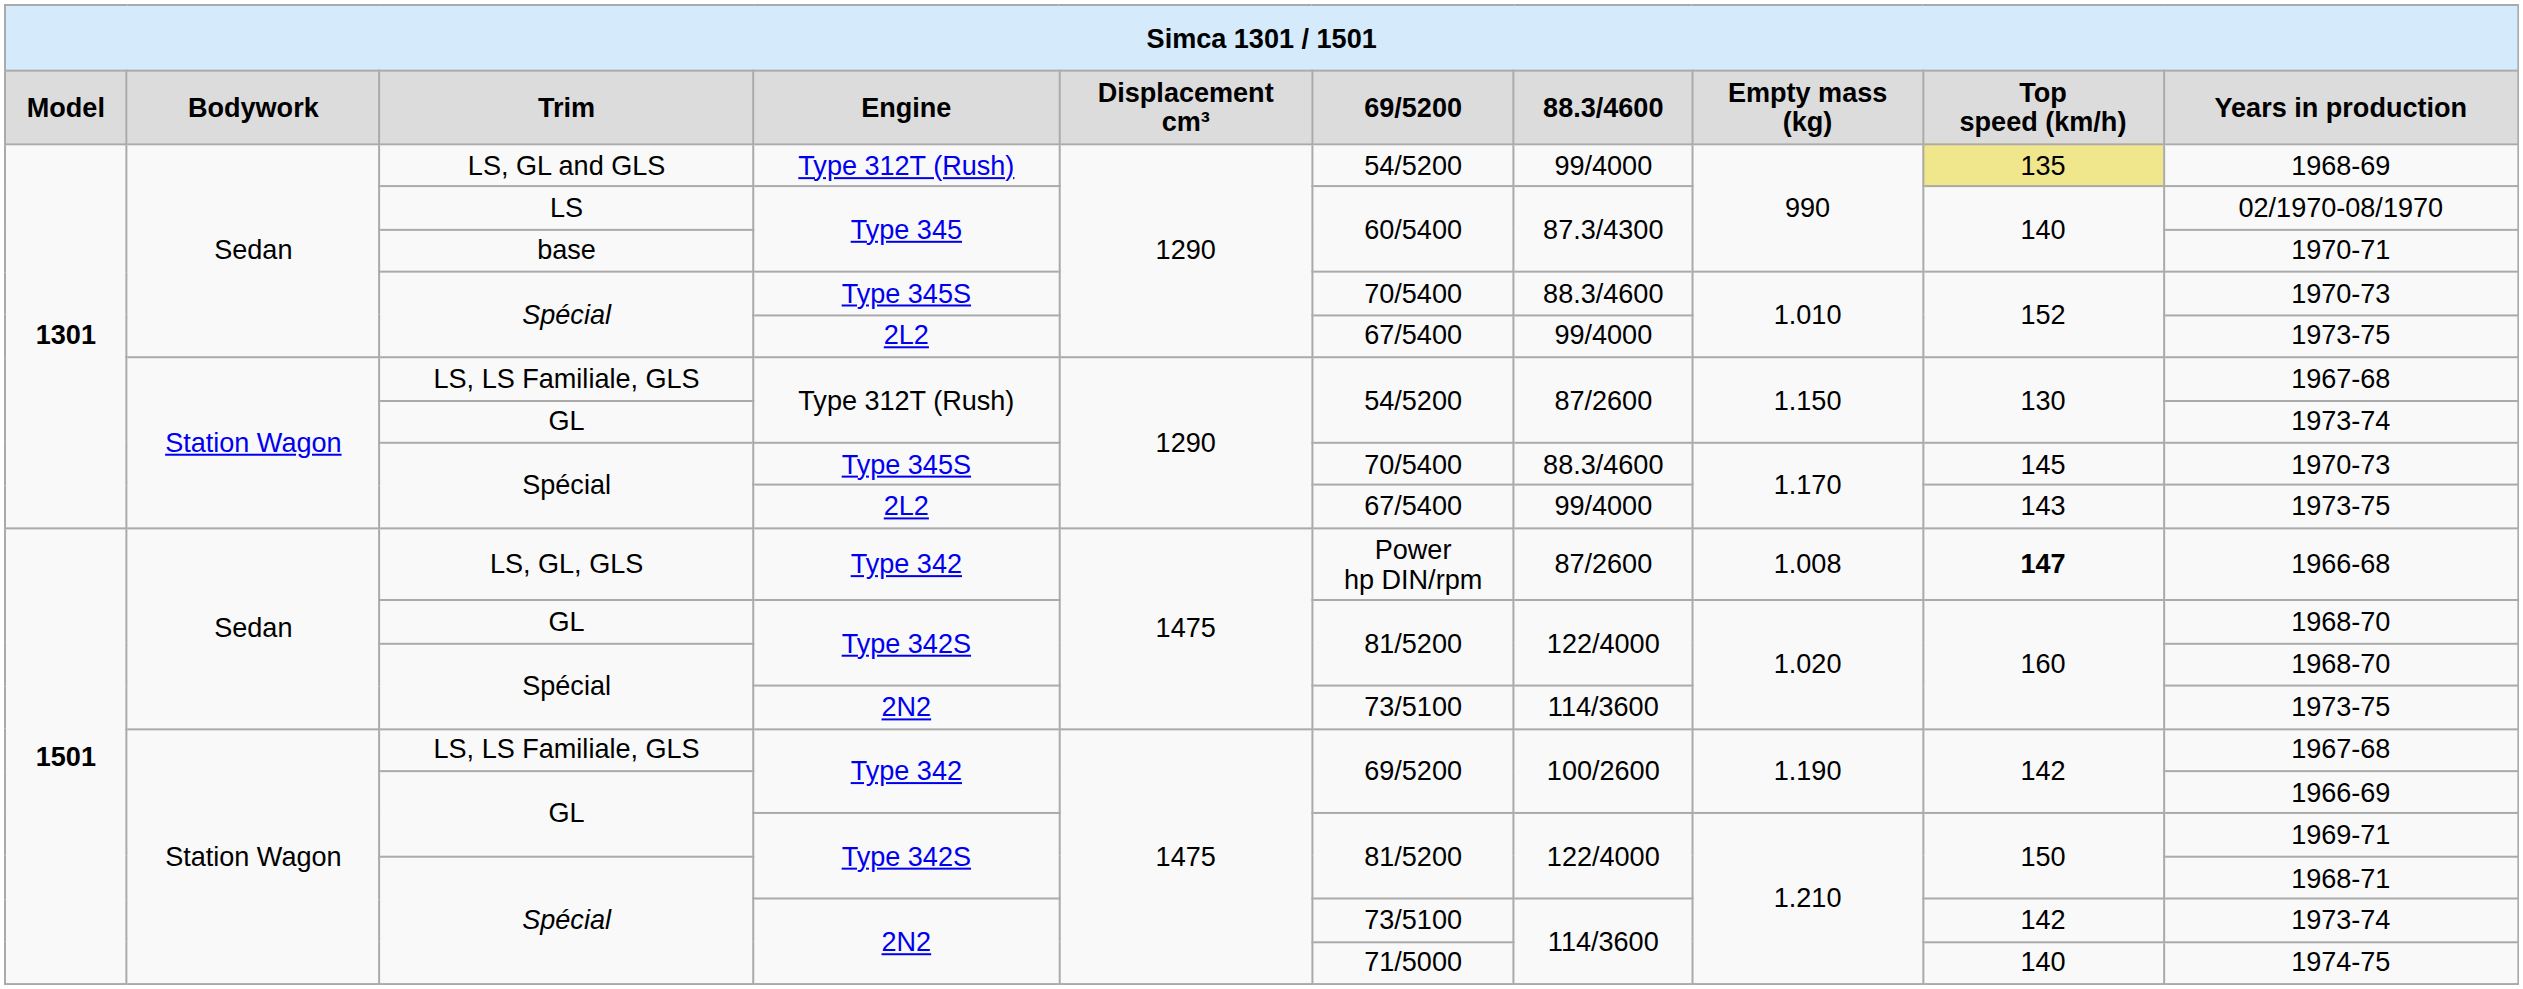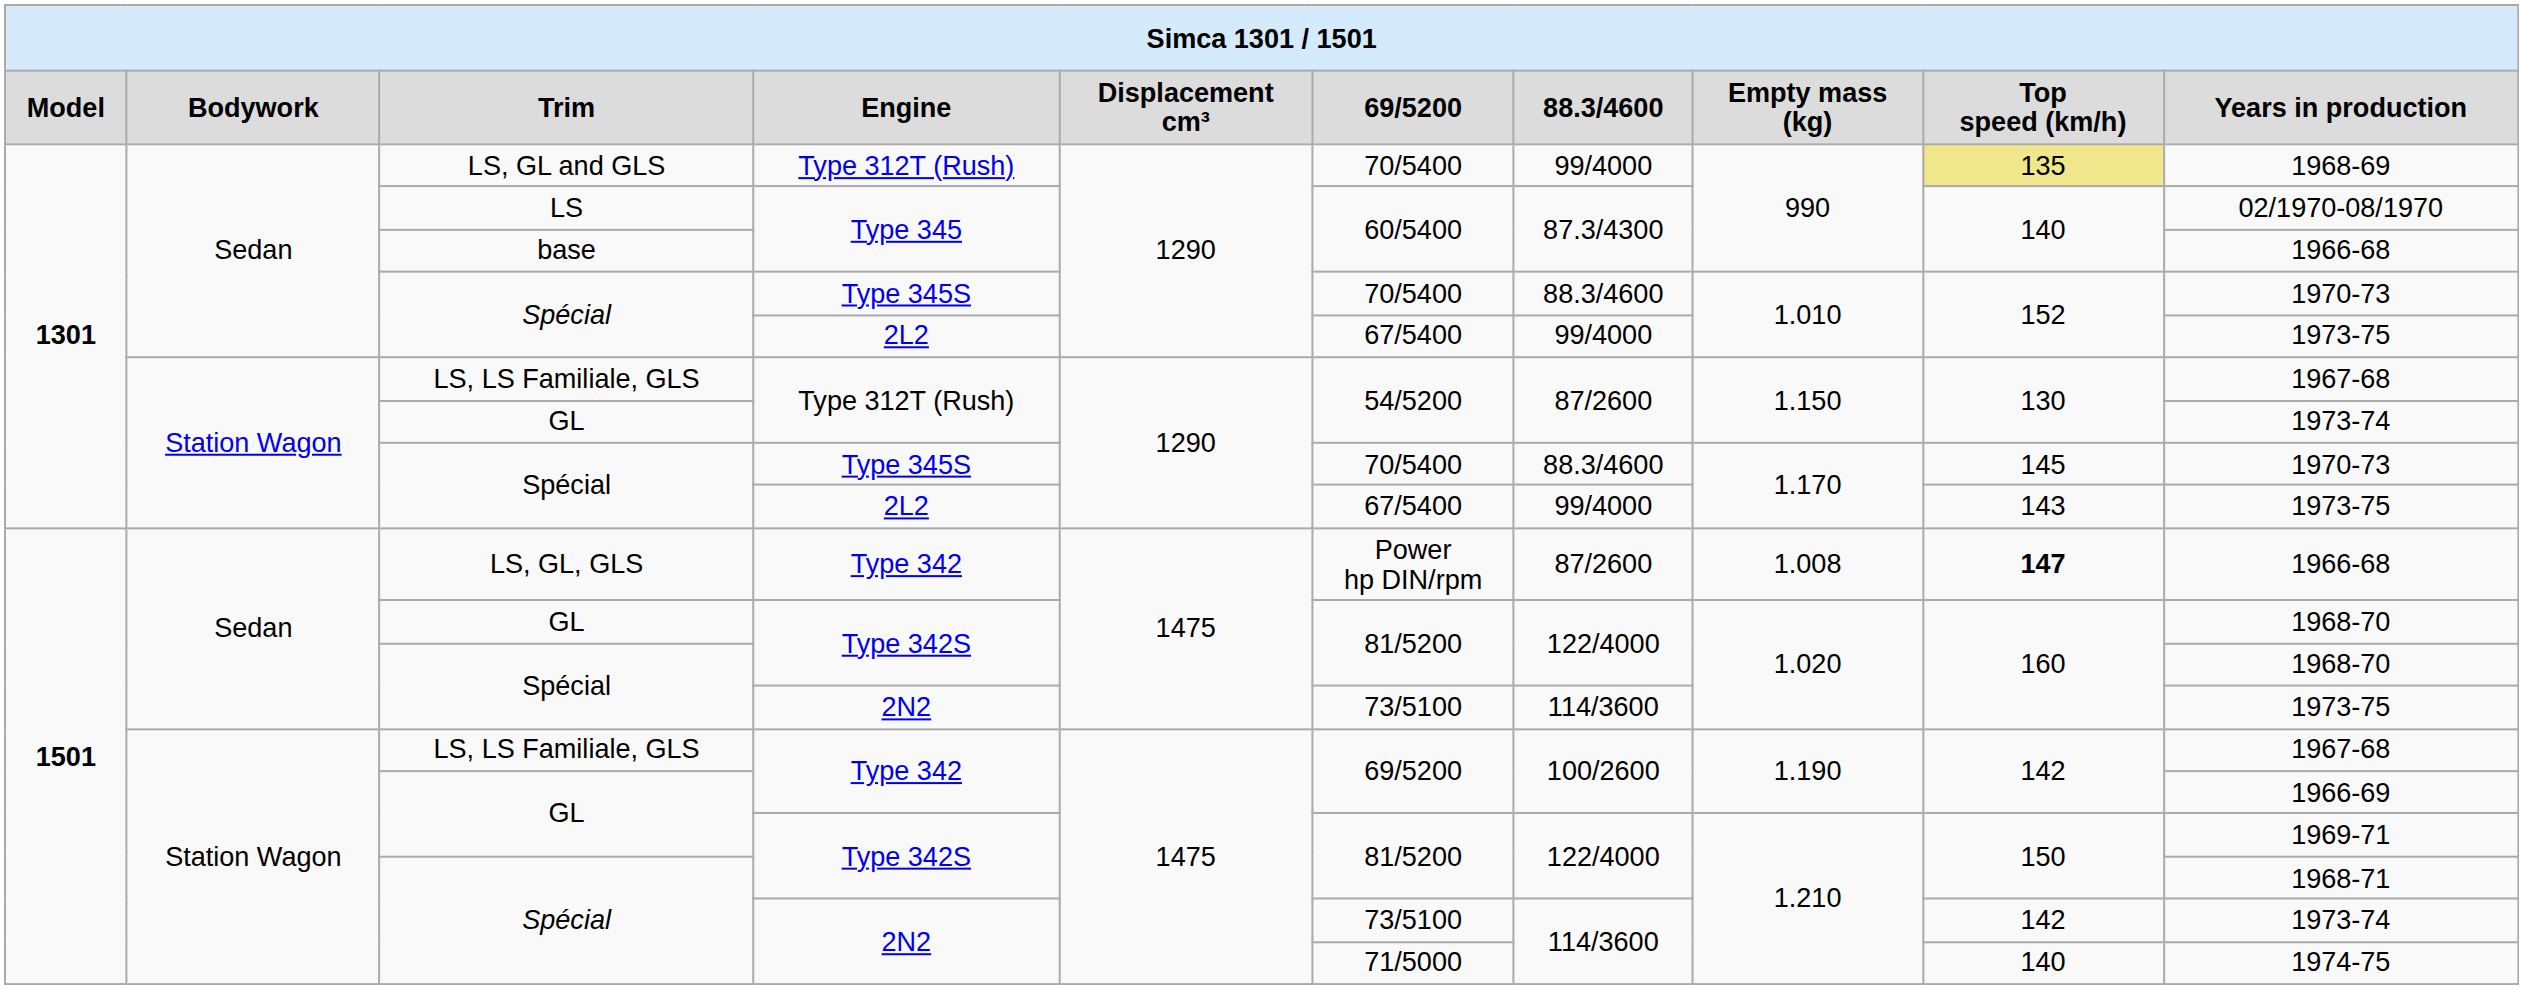(1413, 165) 54/5200 -> (1413, 165) 70/5400
(2341, 250) 1970-71 -> (2341, 250) 1966-68
